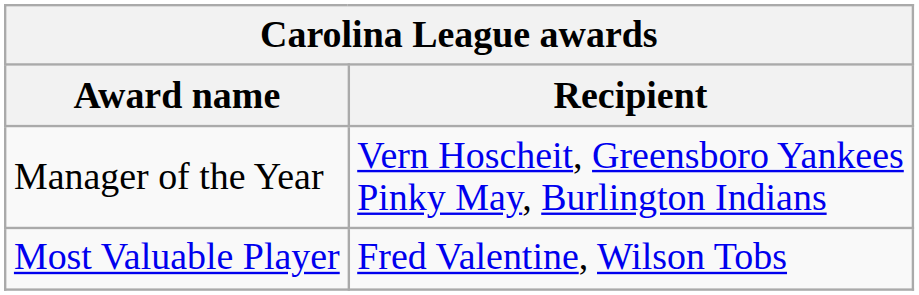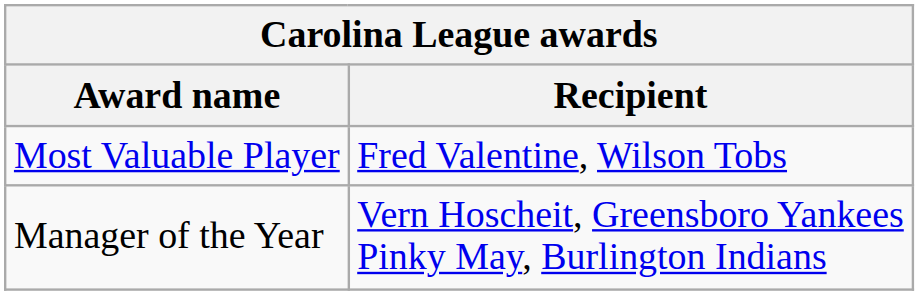rows swapped: (177, 257) <-> (169, 176)
